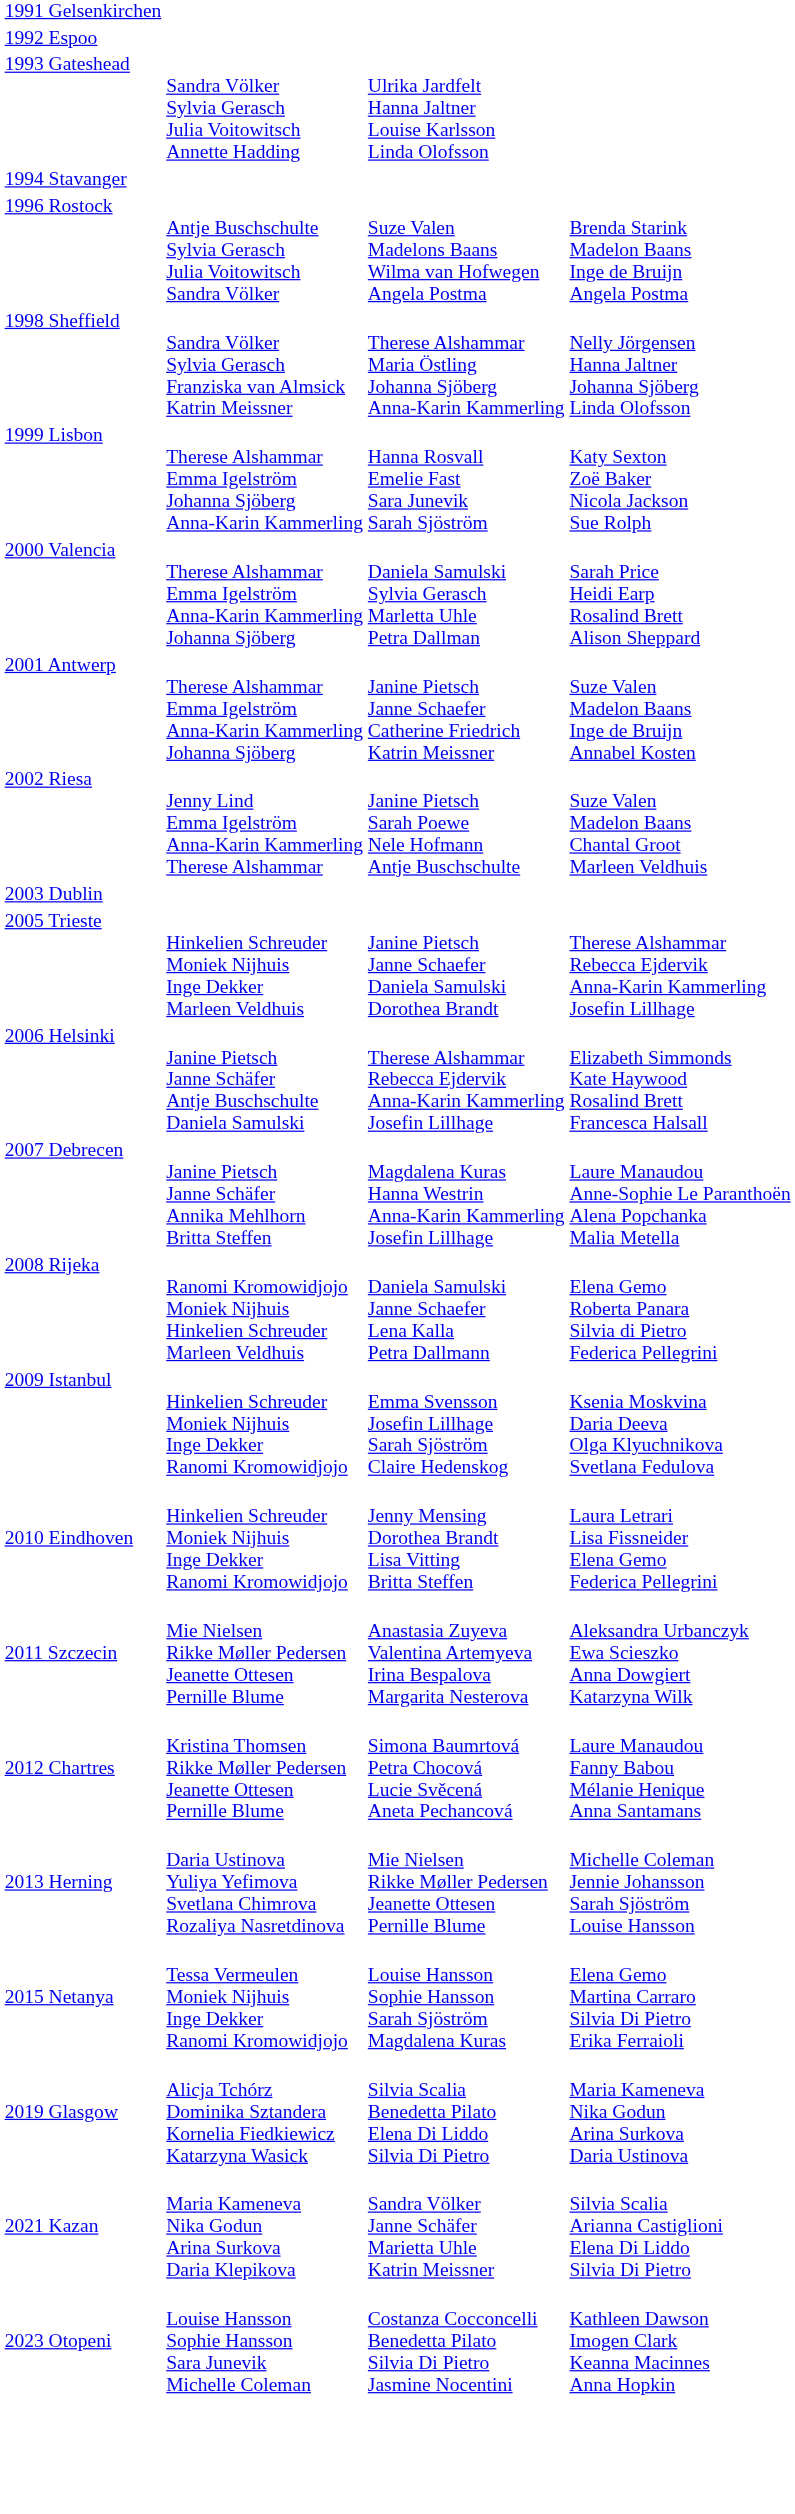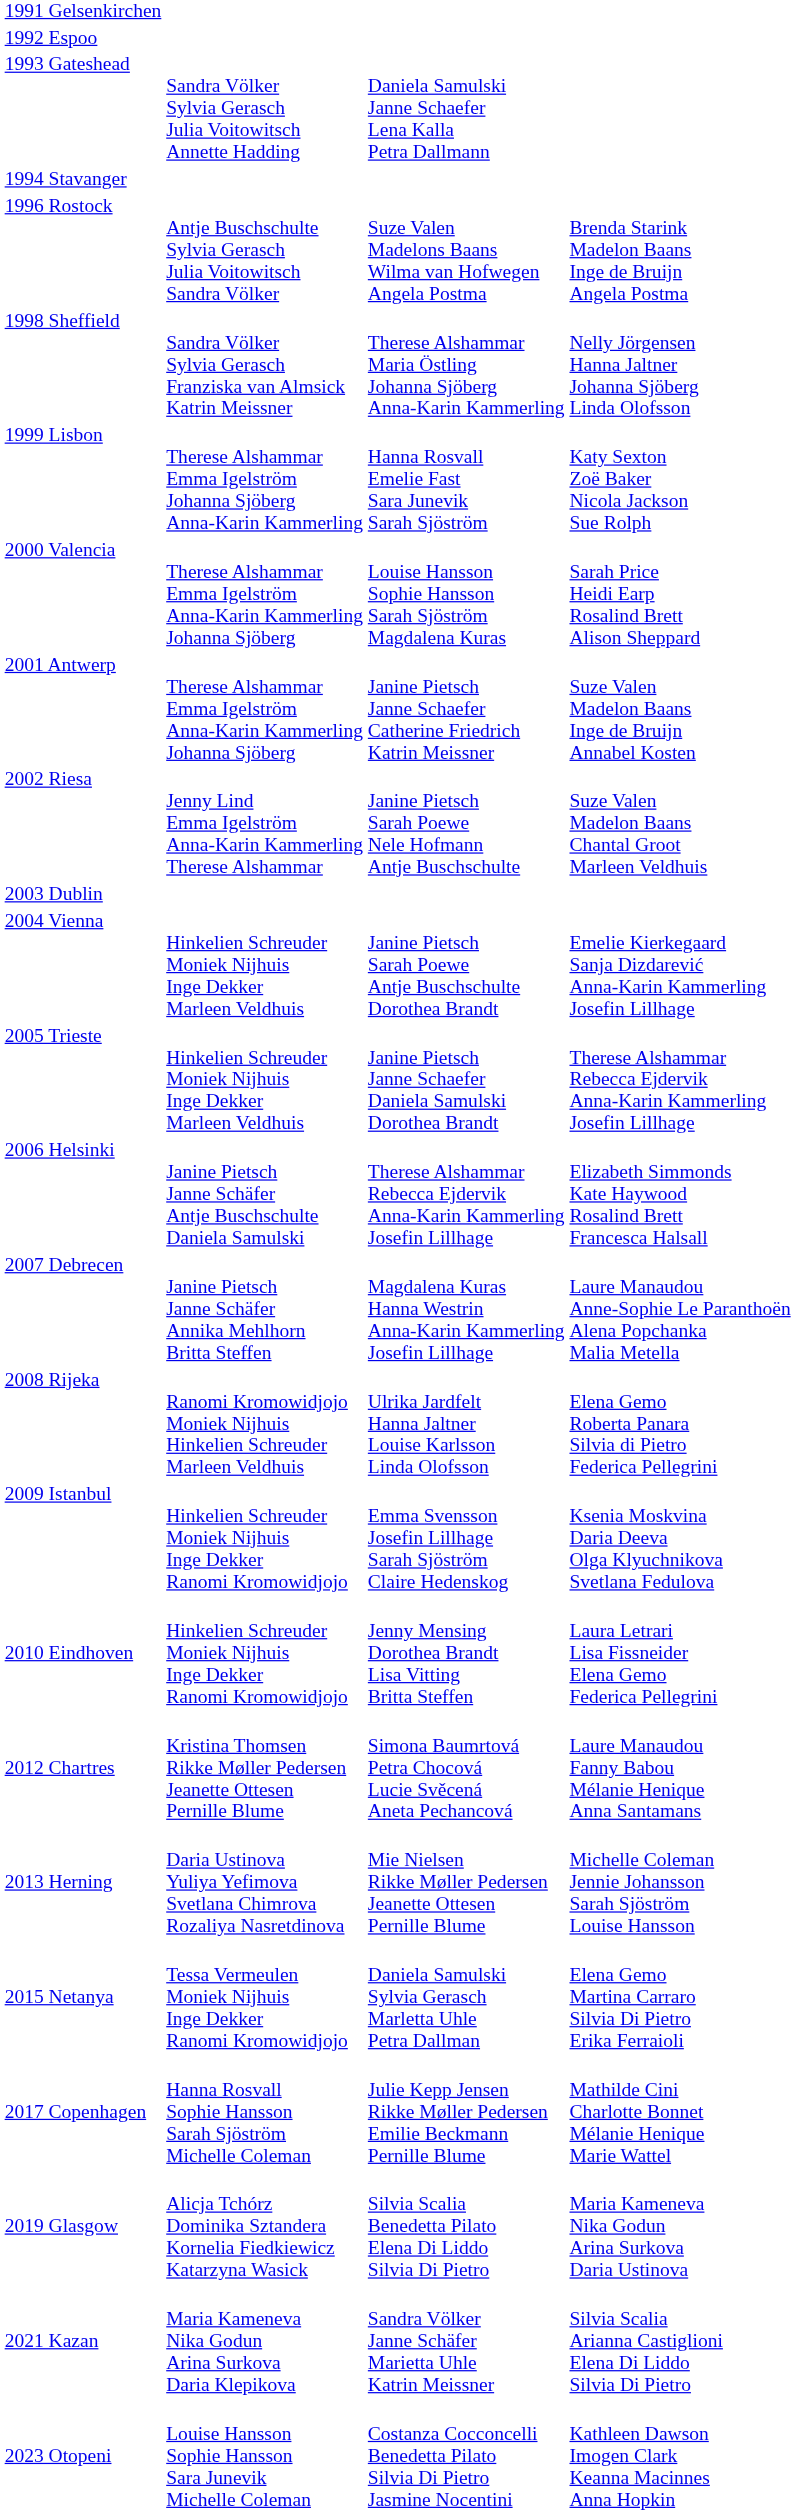(432, 119) Ulrika Jardfelt Hanna Jaltner Louise Karlsson Linda Olofsson -> (437, 119) Daniela Samulski Janne Schaefer Lena Kalla Petra Dallmann
(437, 604) Daniela Samulski Sylvia Gerasch Marletta Uhle Petra Dallman -> (437, 604) Louise Hansson Sophie Hansson Sarah Sjöström Magdalena Kuras
+ row: (54, 920)
(437, 1319) Daniela Samulski Janne Schaefer Lena Kalla Petra Dallmann -> (432, 1434) Ulrika Jardfelt Hanna Jaltner Louise Karlsson Linda Olofsson
- row: (61, 1652)
(437, 2007) Louise Hansson Sophie Hansson Sarah Sjöström Magdalena Kuras -> (437, 2007) Daniela Samulski Sylvia Gerasch Marletta Uhle Petra Dallman
+ row: (75, 2111)
